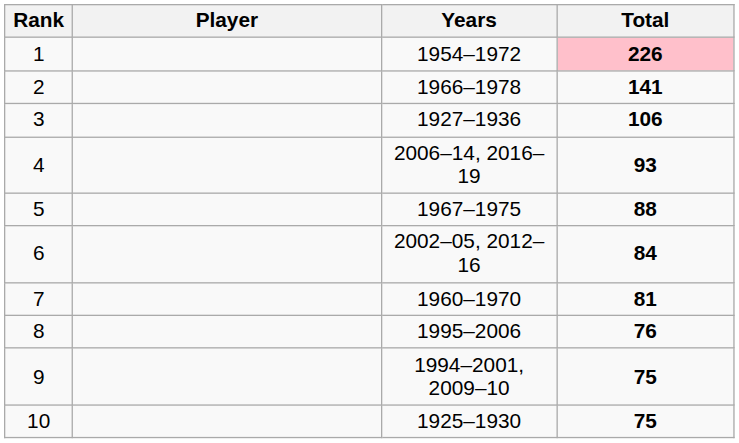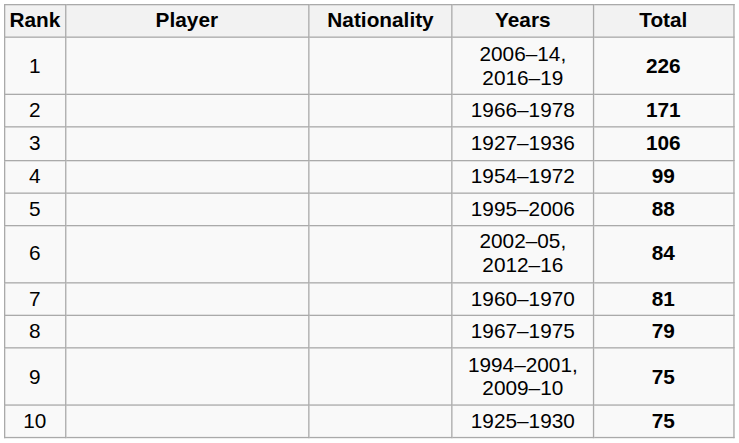+ column: (381, 20)
(469, 53) 1954–1972 -> (523, 65) 2006–14, 2016–19
(645, 53) pink background -> (663, 65) no background
(645, 86) 141 -> (663, 110) 171
(469, 164) 2006–14, 2016–19 -> (523, 176) 1954–1972
(645, 164) 93 -> (663, 176) 99
(469, 209) 1967–1975 -> (523, 209) 1995–2006
(469, 331) 1995–2006 -> (523, 331) 1967–1975
(645, 331) 76 -> (663, 331) 79
